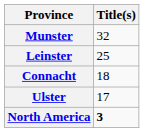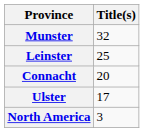(103, 76) 18 -> (103, 76) 20
(100, 117) bold -> (100, 117) normal
